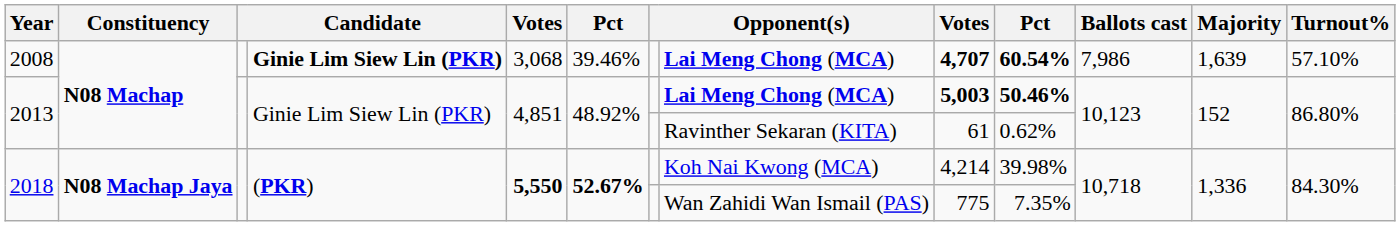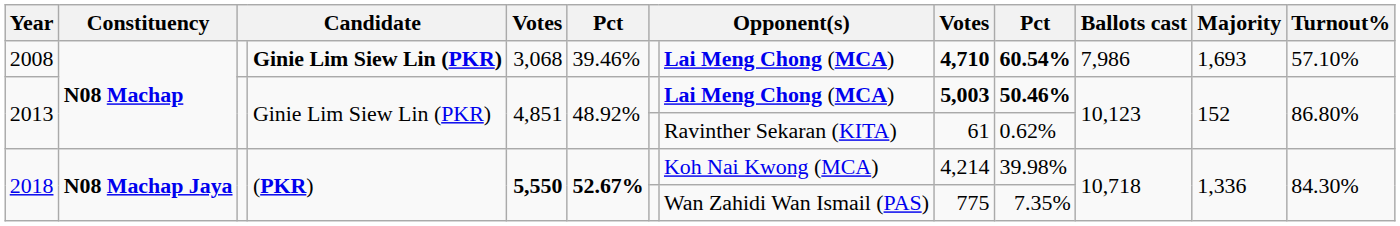(965, 58) 4,707 -> (965, 58) 4,710
(1222, 58) 1,639 -> (1222, 58) 1,693
